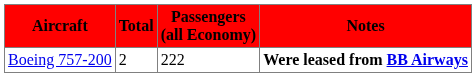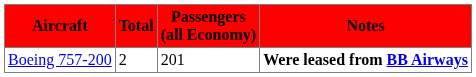(173, 60) 222 -> (173, 60) 201
